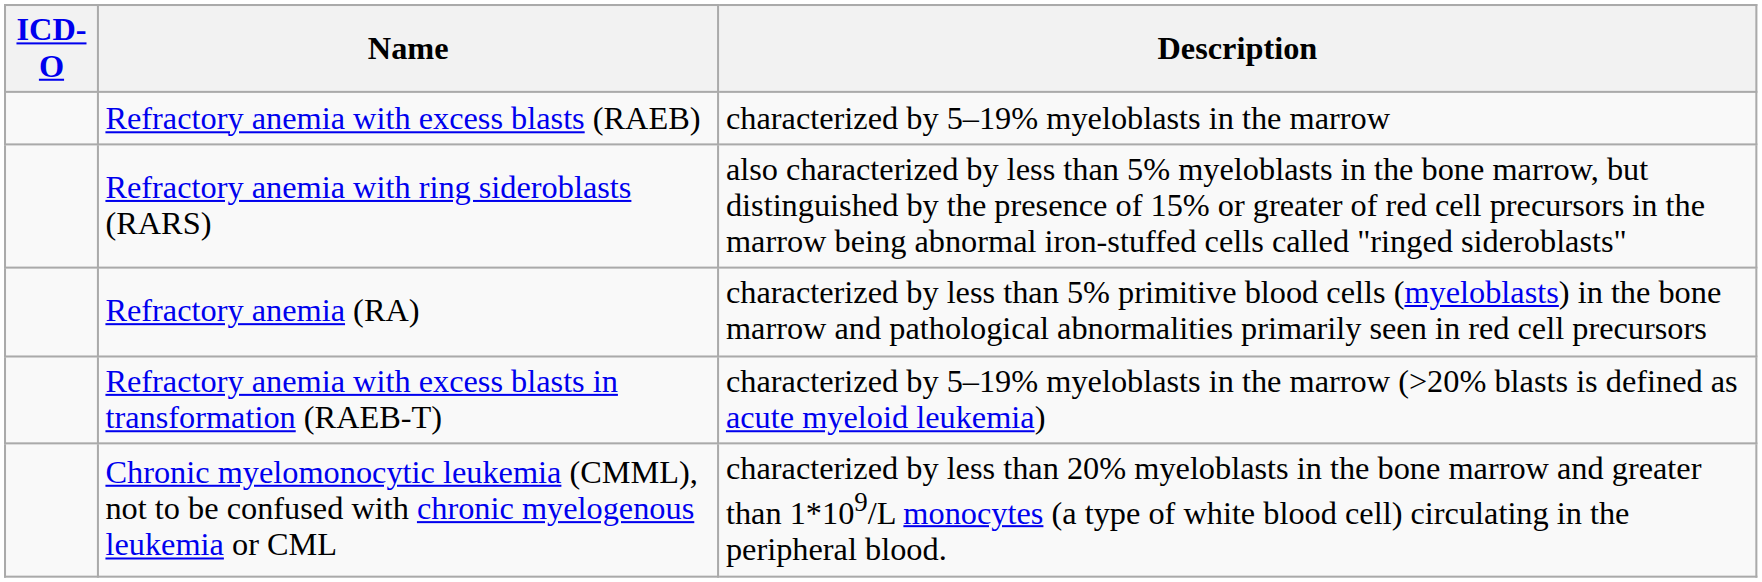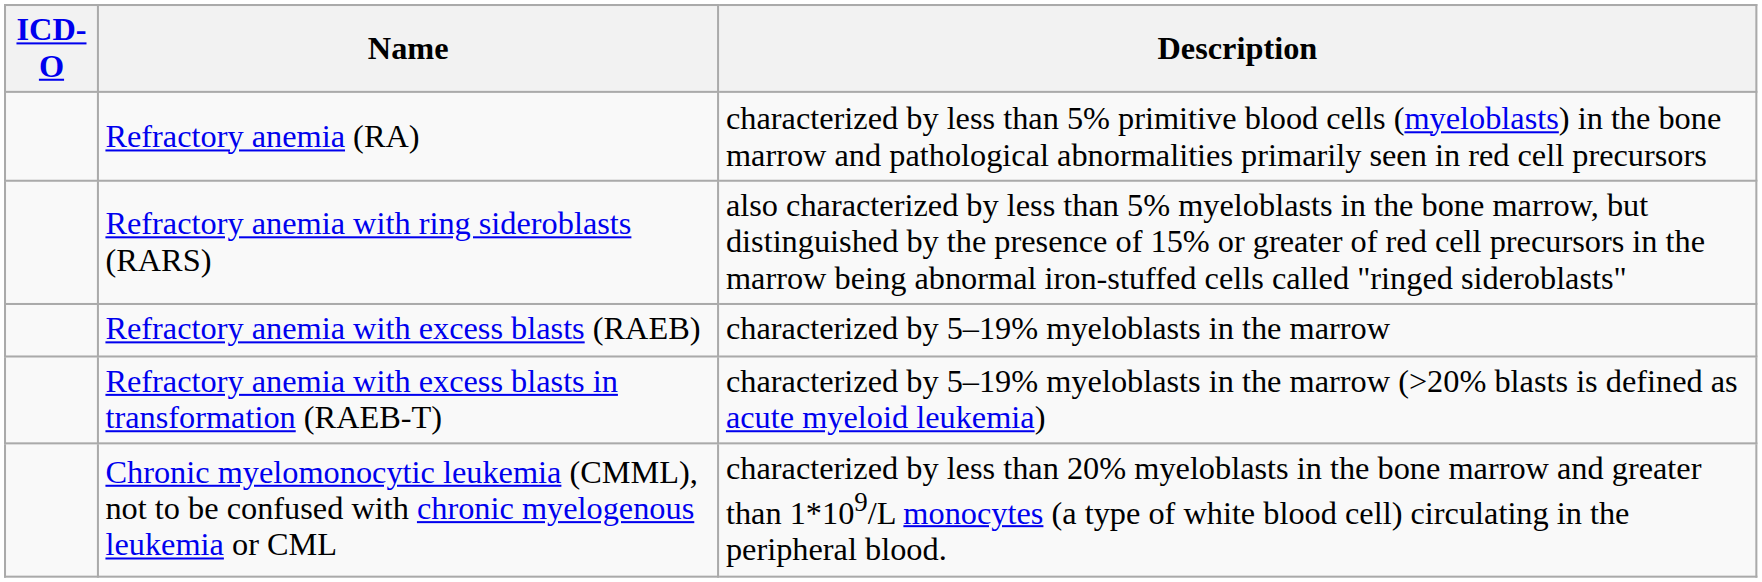rows swapped: (262, 311) <-> (403, 117)
